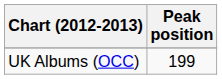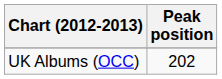(182, 61) 199 -> (182, 61) 202
